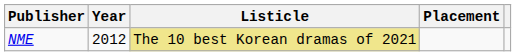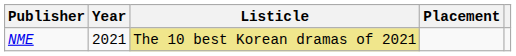(109, 40) 2012 -> (109, 40) 2021
